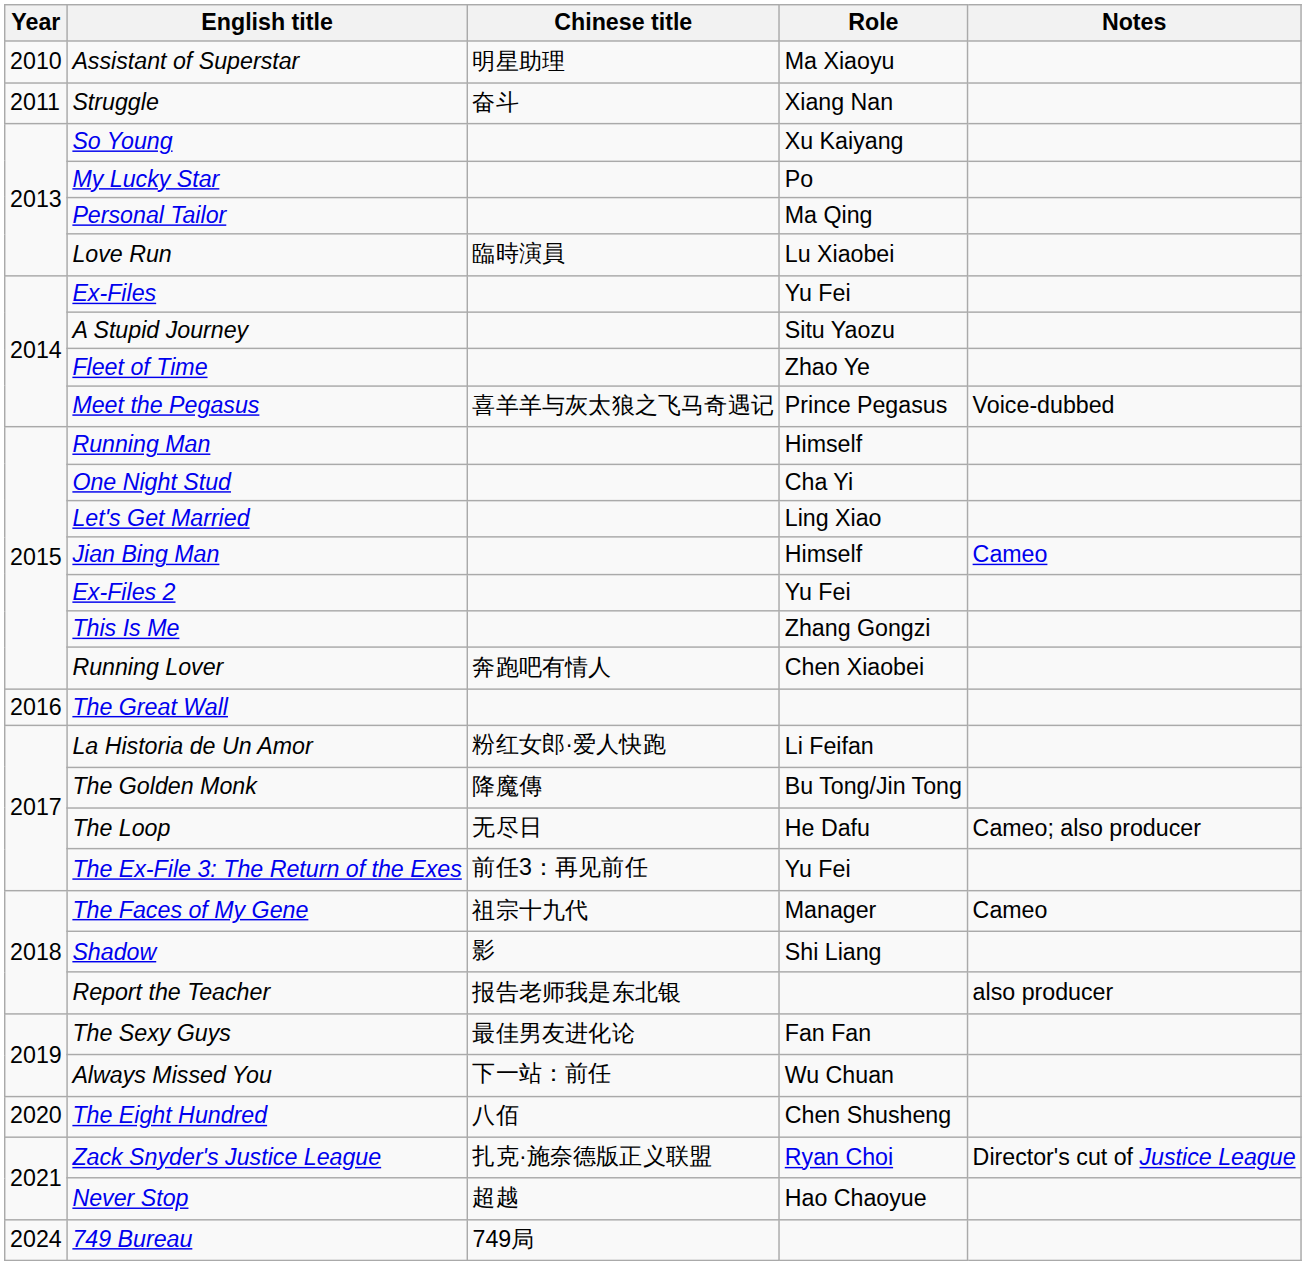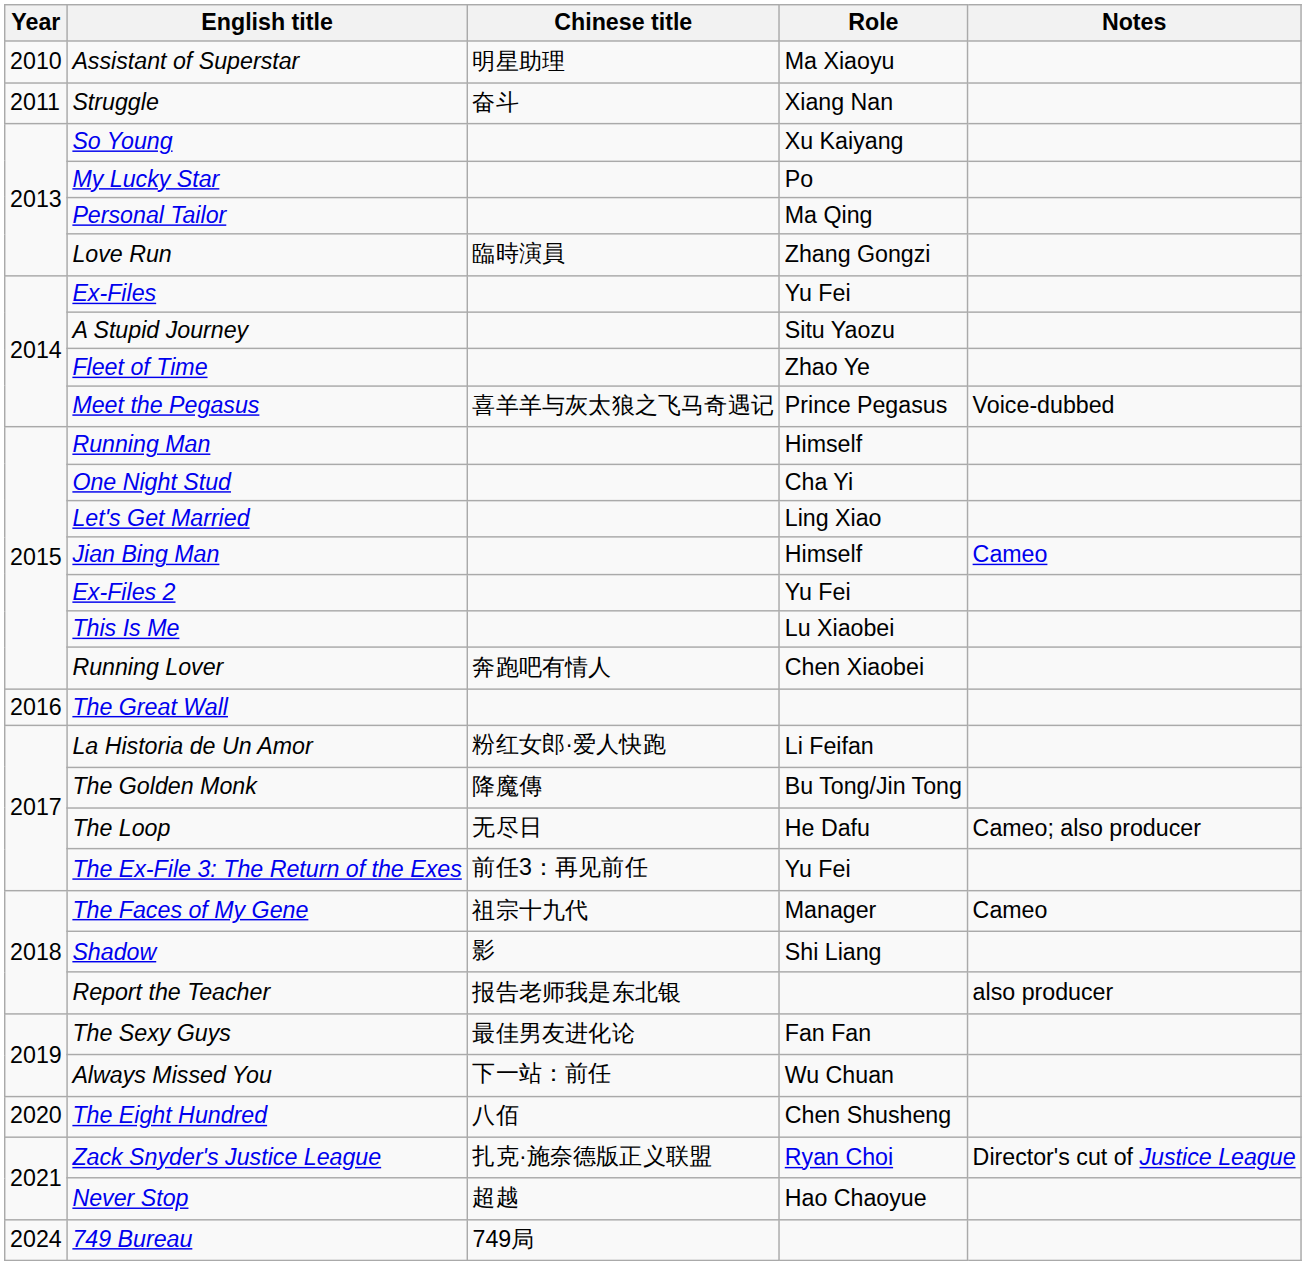(840, 254) Lu Xiaobei -> (858, 254) Zhang Gongzi
(858, 628) Zhang Gongzi -> (840, 628) Lu Xiaobei
